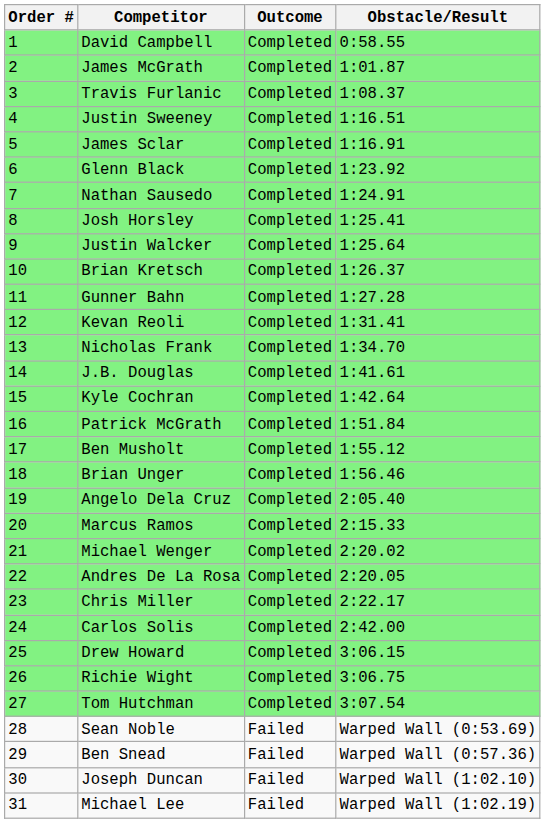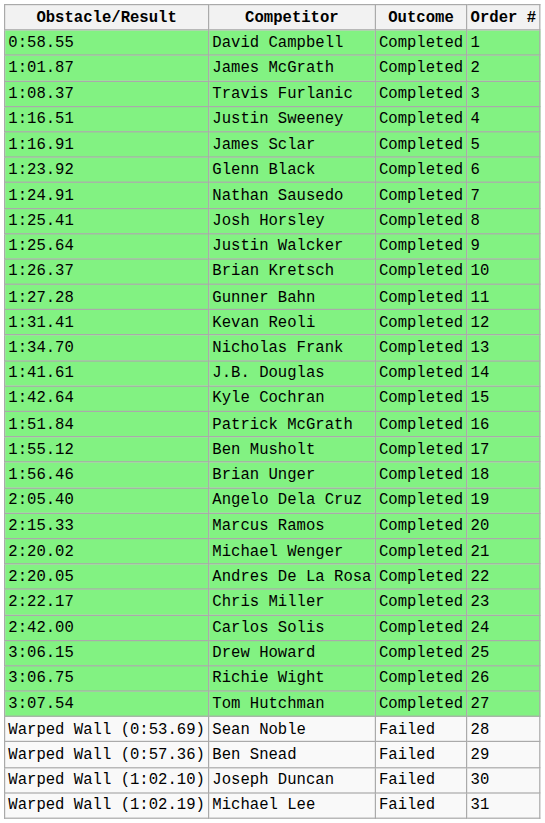columns swapped: (41, 17) <-> (438, 17)
